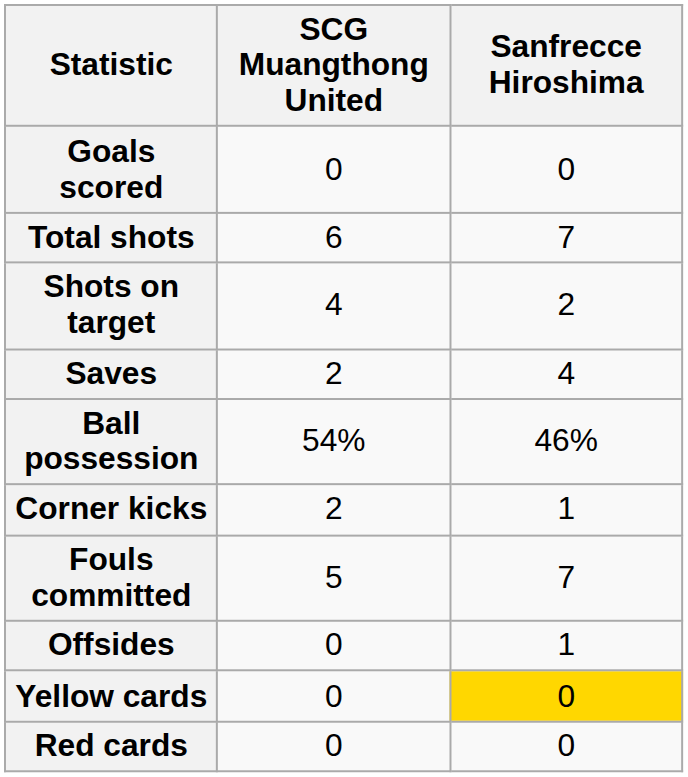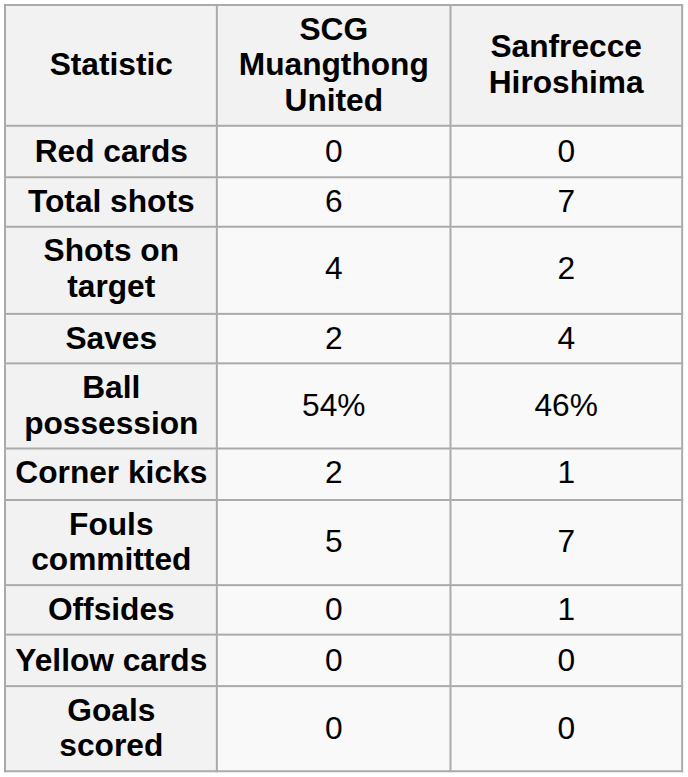rows swapped: (111, 168) <-> (111, 745)
(566, 695) gold background -> (566, 660) no background
